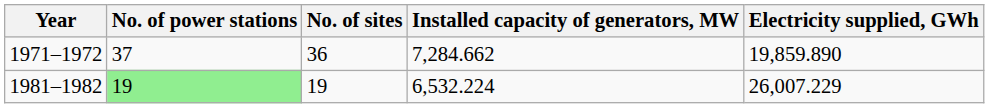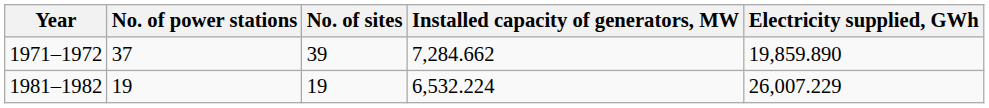(317, 53) 36 -> (317, 53) 39
(122, 86) lightgreen background -> (122, 86) no background
